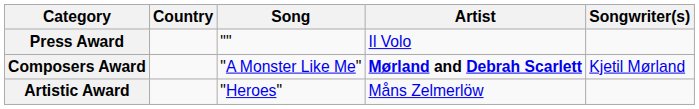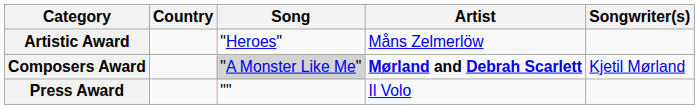rows swapped: (77, 91) <-> (77, 41)
(291, 66) no background -> (291, 66) lightgrey background
